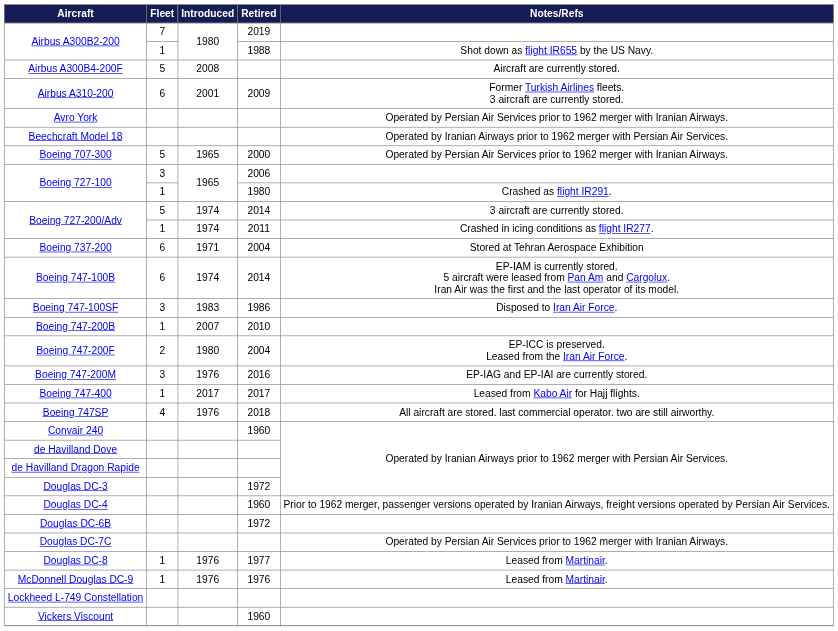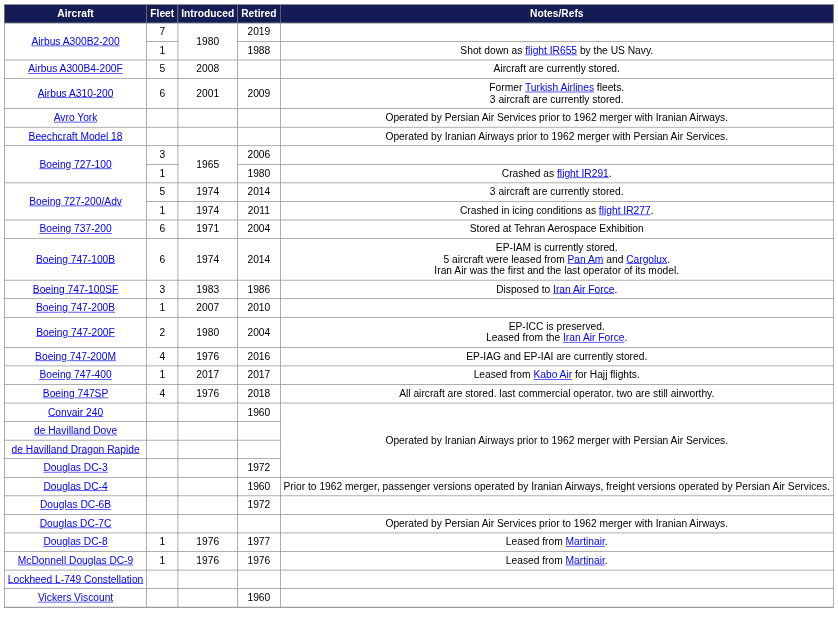- row: (76, 155)
(162, 375) 3 -> (162, 356) 4
